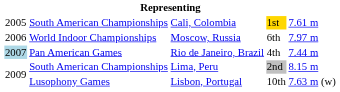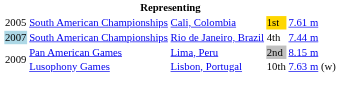- row: (206, 37)
(76, 52) Pan American Games -> (99, 37) South American Championships
(99, 67) South American Championships -> (76, 52) Pan American Games
